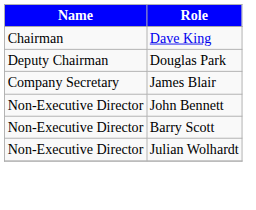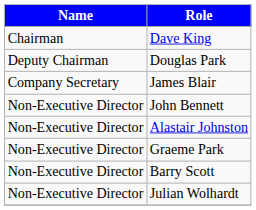+ row: (199, 127)
+ row: (187, 149)
